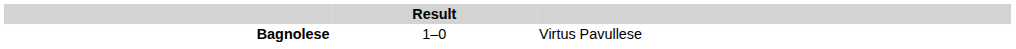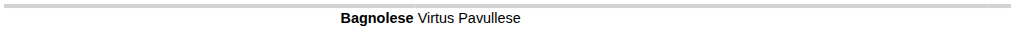- column: (434, 14)
